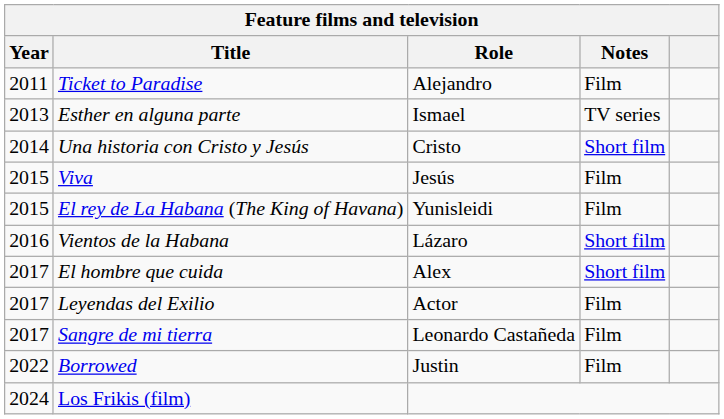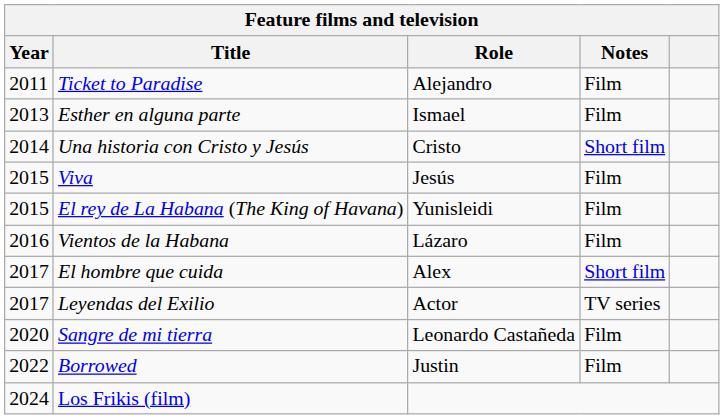(622, 114) TV series -> (603, 114) Film
(625, 240) Short film -> (603, 240) Film
(603, 303) Film -> (622, 303) TV series
(29, 334) 2017 -> (29, 334) 2020
